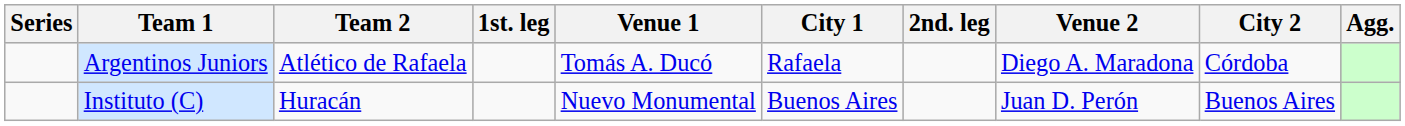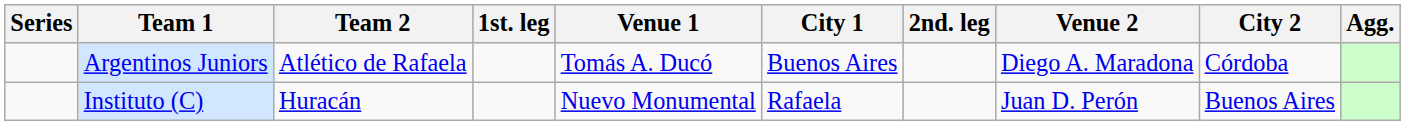(804, 62) Rafaela -> (832, 62) Buenos Aires
(832, 100) Buenos Aires -> (804, 100) Rafaela
